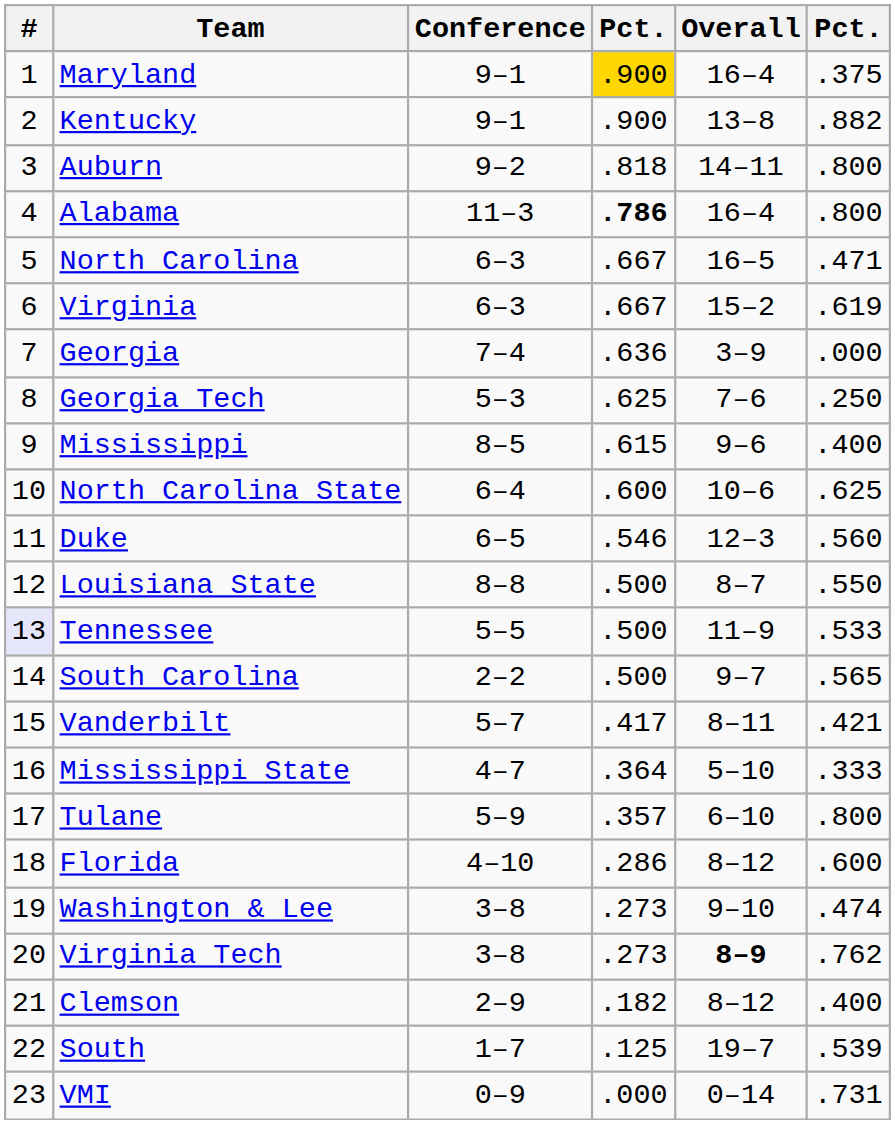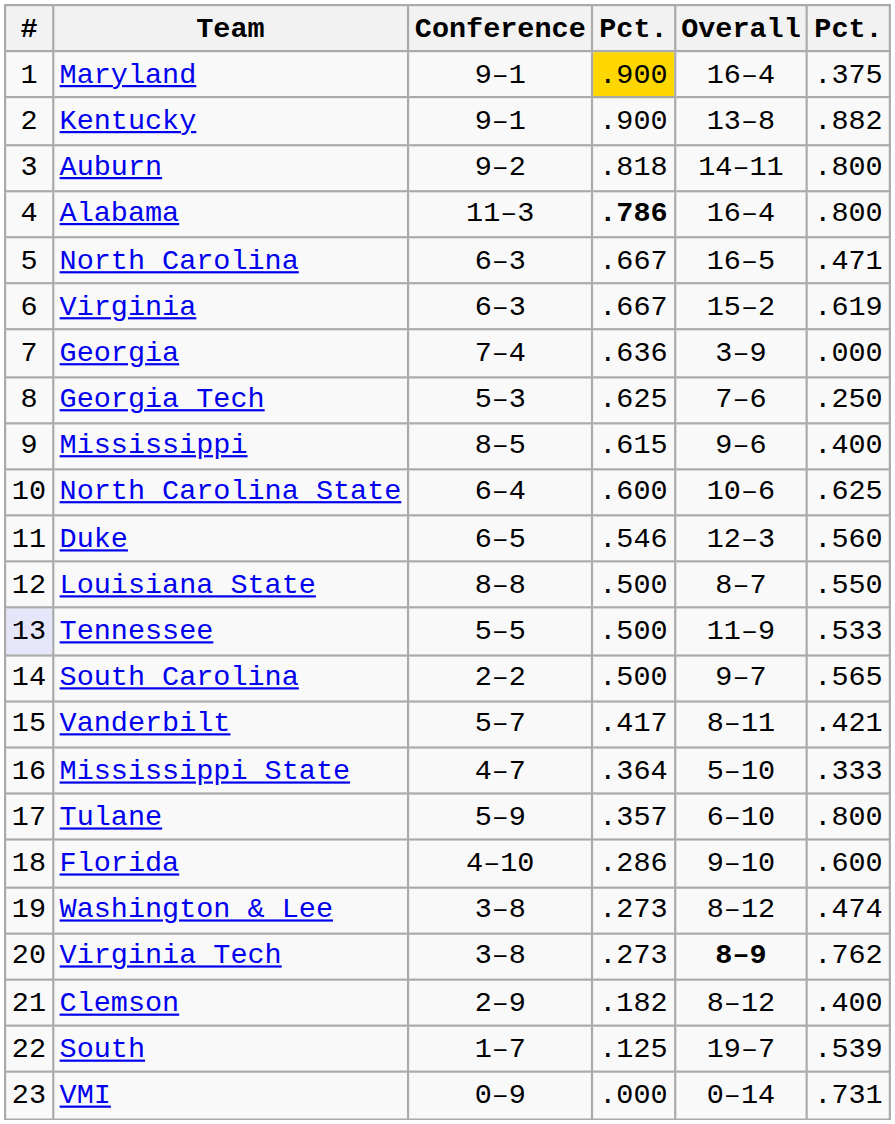(741, 864) 8–12 -> (741, 864) 9–10
(741, 910) 9–10 -> (741, 910) 8–12
